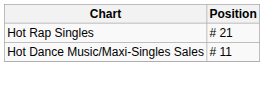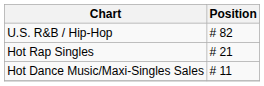+ row: (60, 33)
